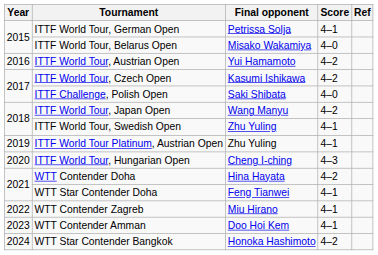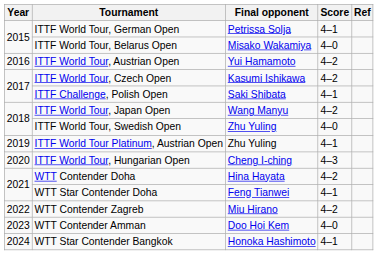(329, 95) 4–0 -> (329, 95) 4–1
(329, 127) 4–1 -> (329, 127) 4–0
(329, 209) 4–1 -> (329, 209) 4–2
(329, 225) 4–1 -> (329, 225) 4–0
(329, 242) 4–2 -> (329, 242) 4–1
